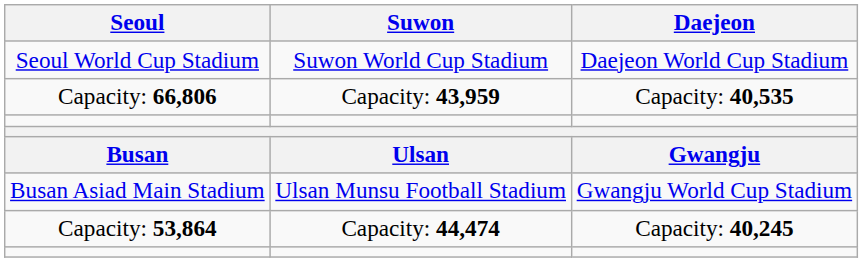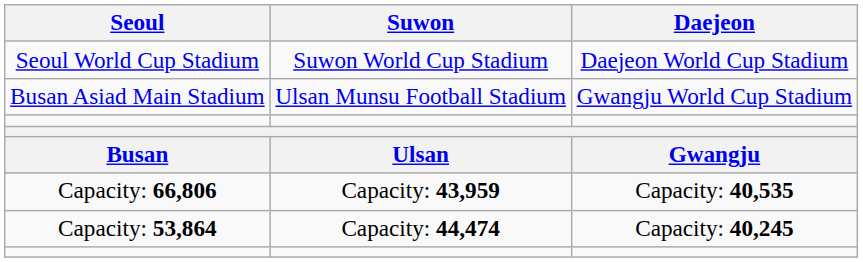rows swapped: (137, 96) <-> (137, 191)
